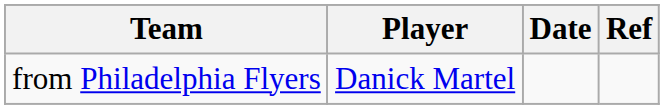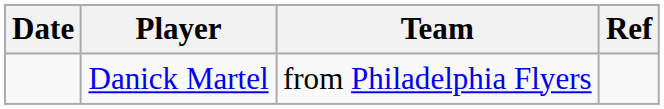columns swapped: (561, 29) <-> (166, 29)
